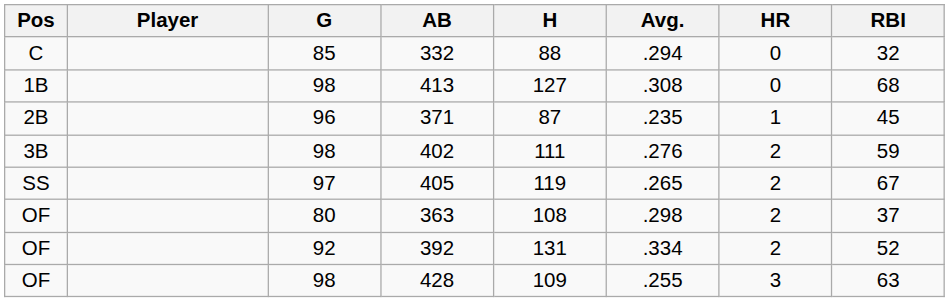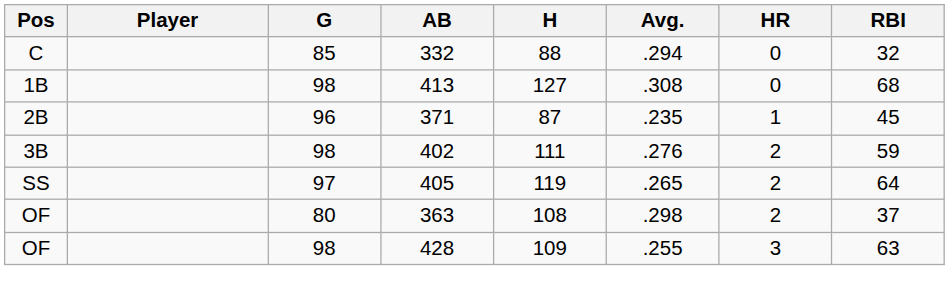(888, 183) 67 -> (888, 183) 64
- row: (437, 248)
